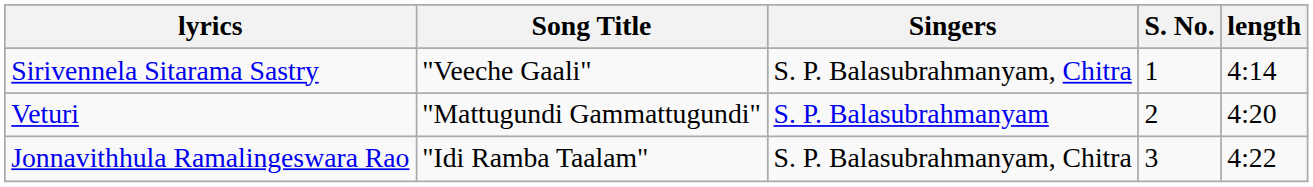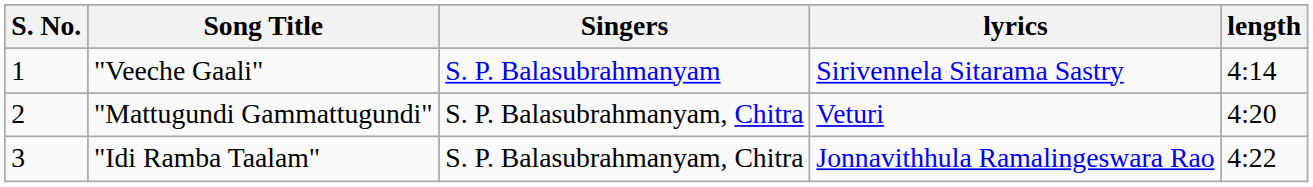columns swapped: (1180, 26) <-> (210, 26)
(953, 70) S. P. Balasubrahmanyam, Chitra -> (583, 70) S. P. Balasubrahmanyam
(911, 114) S. P. Balasubrahmanyam -> (624, 114) S. P. Balasubrahmanyam, Chitra
